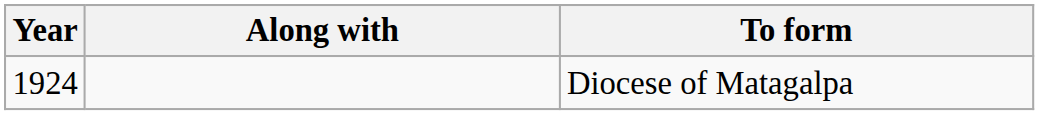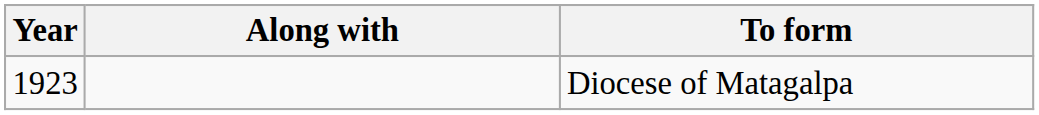(45, 82) 1924 -> (45, 82) 1923
